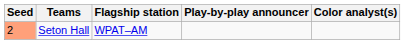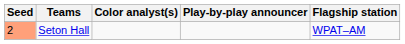columns swapped: (137, 13) <-> (355, 13)
